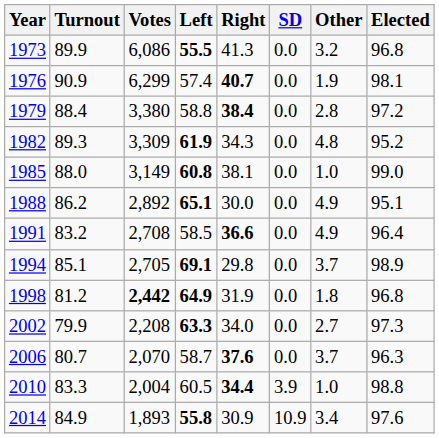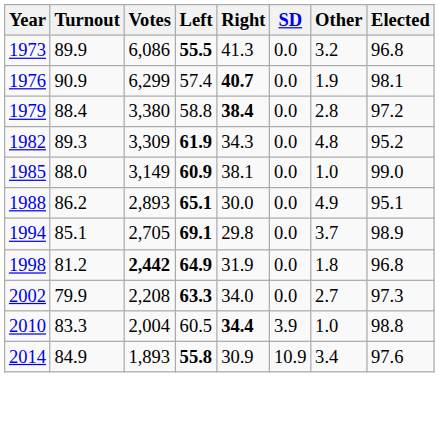(196, 172) 60.8 -> (196, 172) 60.9
(149, 203) 2,892 -> (149, 203) 2,893
- row: (27, 234)
- row: (27, 356)
